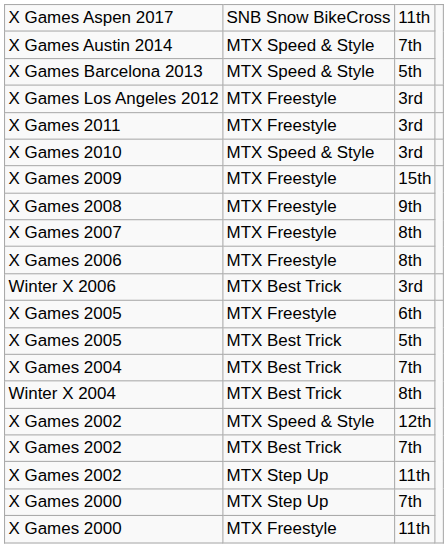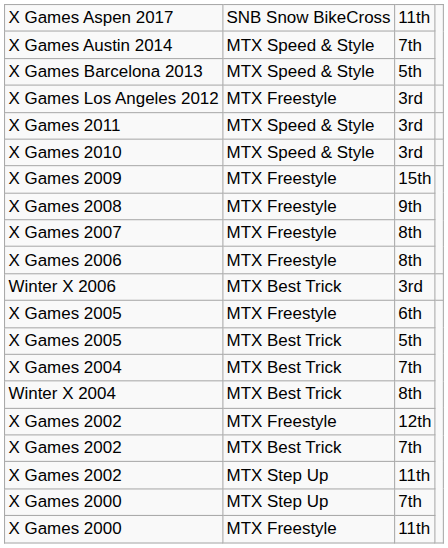(282, 125) MTX Freestyle -> (301, 125) MTX Speed & Style
(301, 421) MTX Speed & Style -> (282, 421) MTX Freestyle
